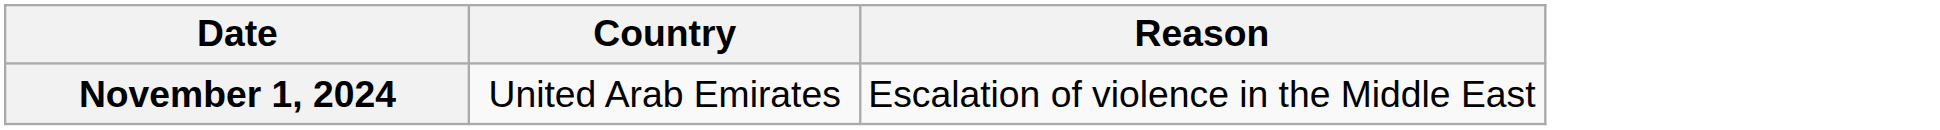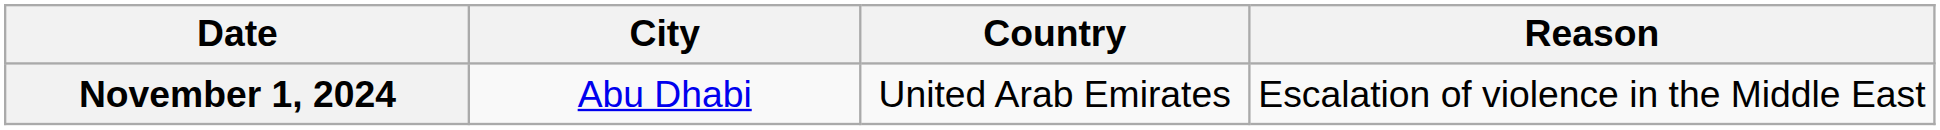+ column: (665, 34)
